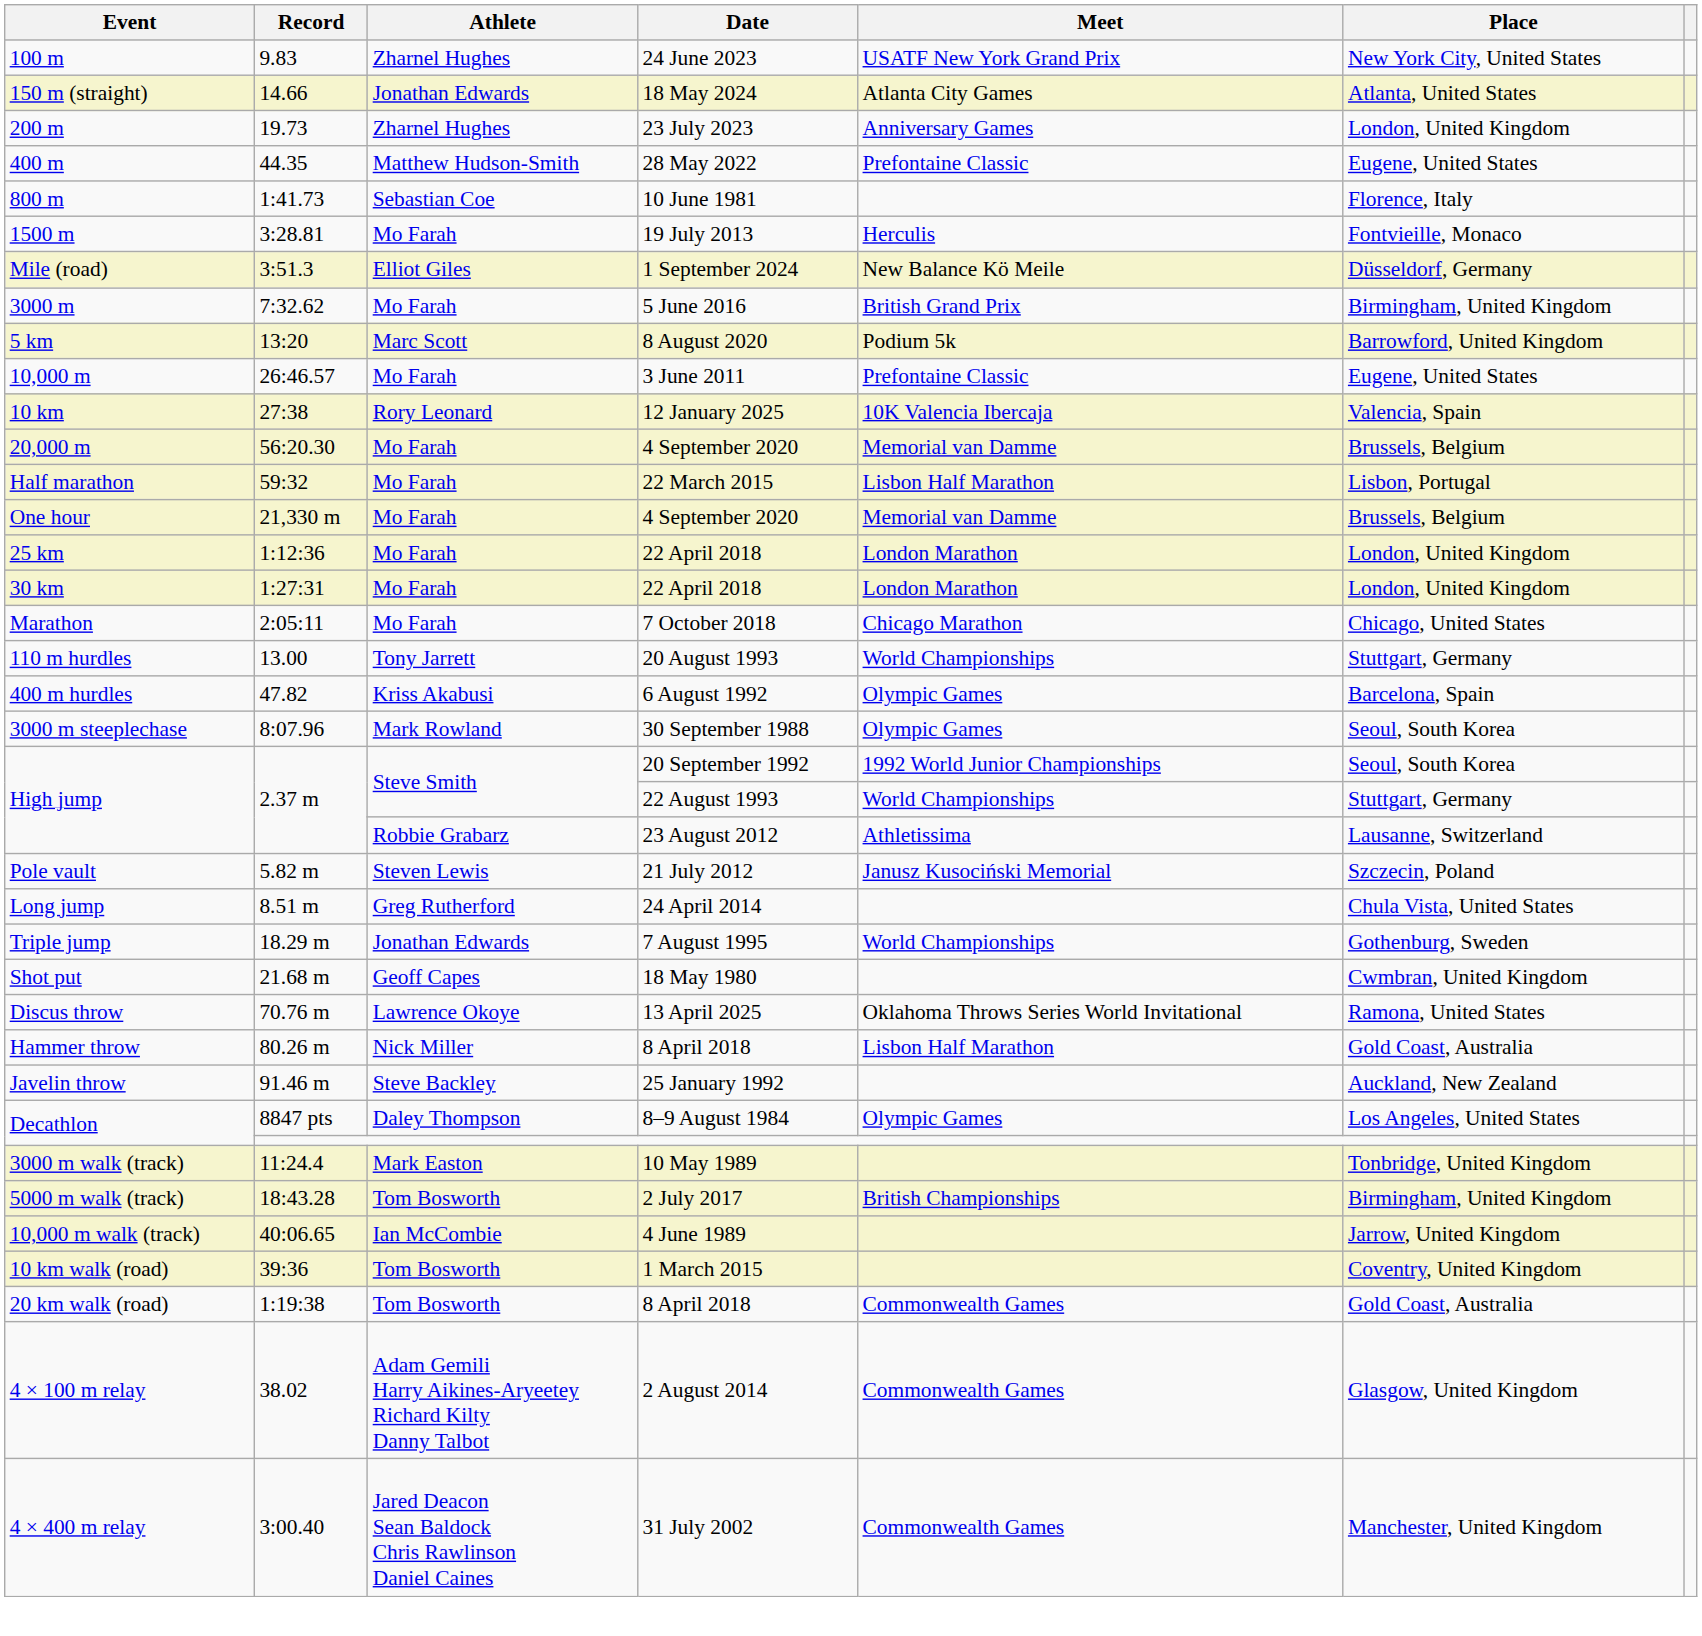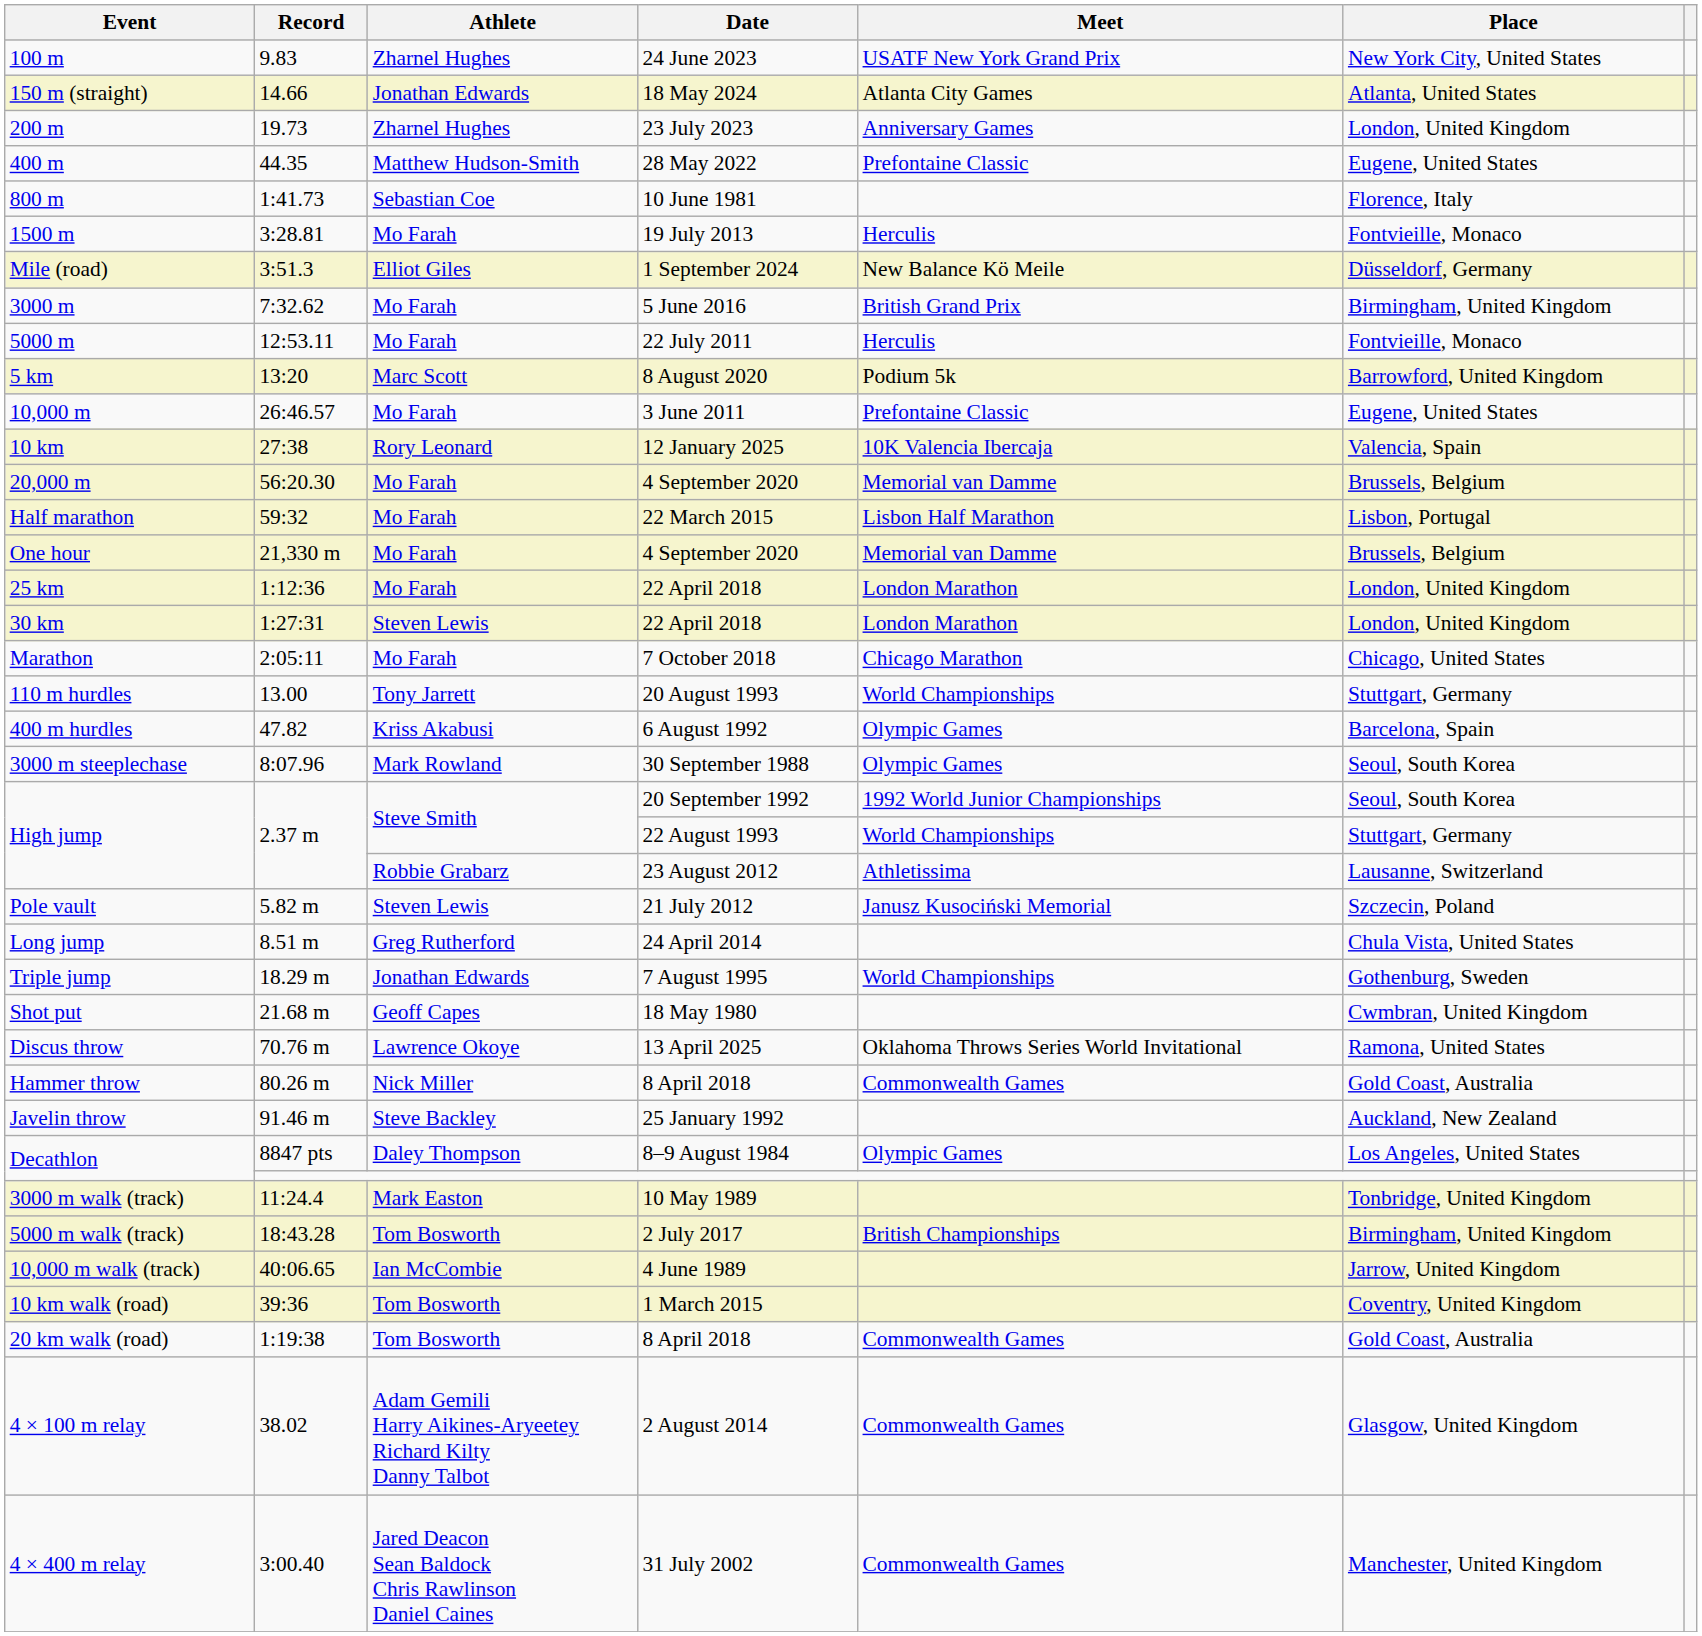+ row: (42, 340)
(415, 587) Mo Farah -> (431, 623) Steven Lewis
(958, 1047) Lisbon Half Marathon -> (963, 1082) Commonwealth Games
